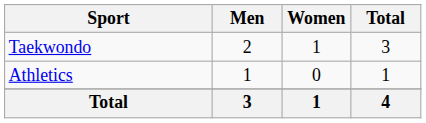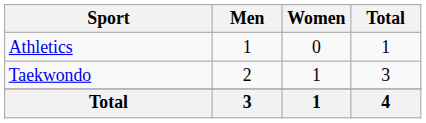rows swapped: (41, 74) <-> (50, 46)
